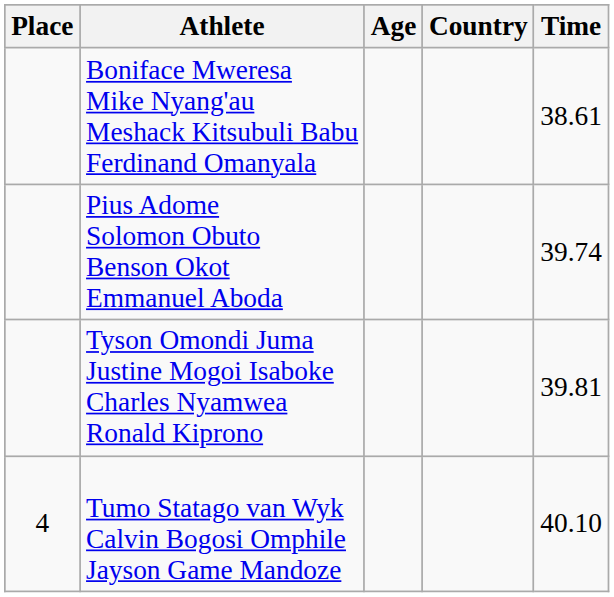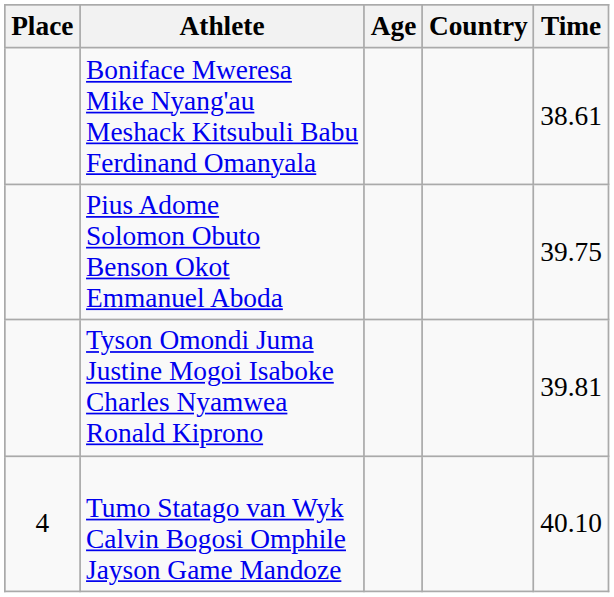(571, 251) 39.74 -> (571, 251) 39.75
